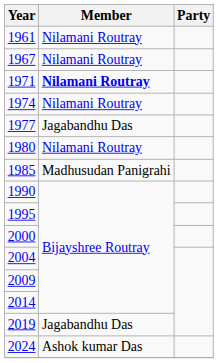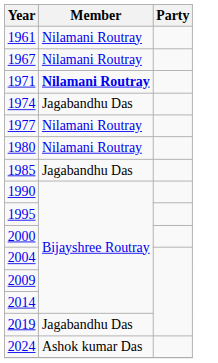(92, 103) Nilamani Routray -> (87, 103) Jagabandhu Das
(87, 125) Jagabandhu Das -> (92, 125) Nilamani Routray
(106, 170) Madhusudan Panigrahi -> (87, 170) Jagabandhu Das
